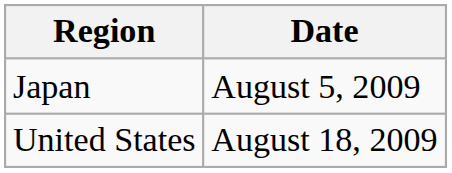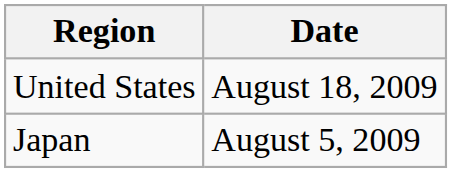rows swapped: (52, 85) <-> (104, 139)
